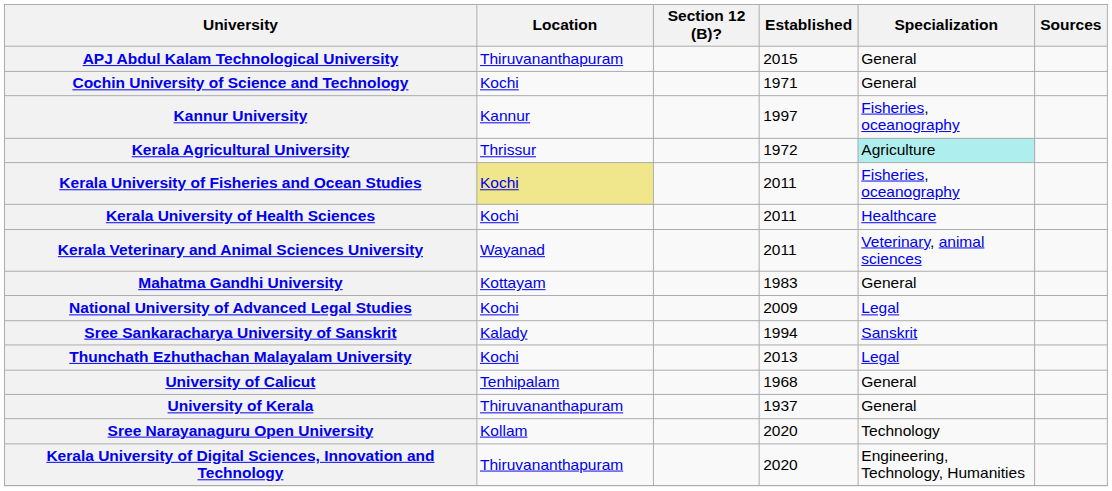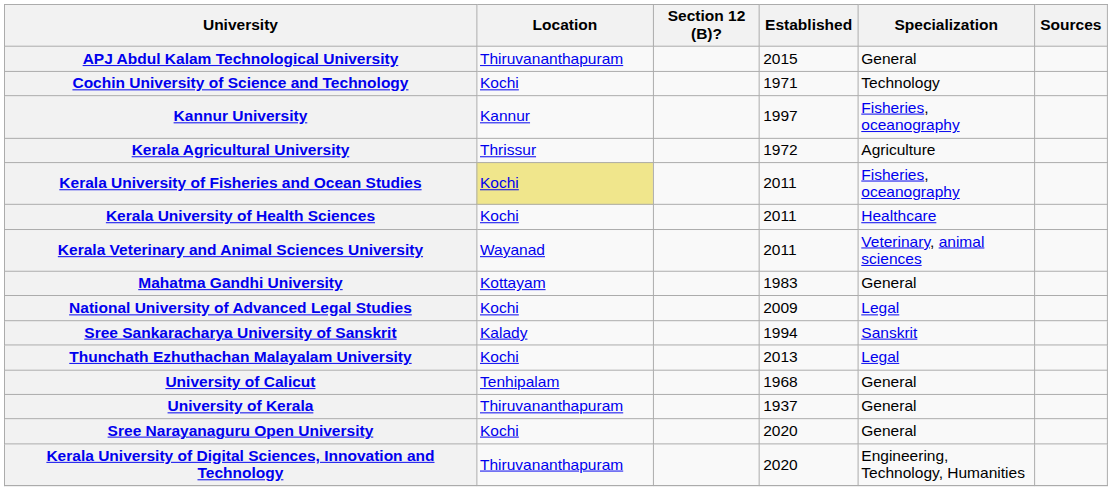(889, 83) General -> (901, 83) Technology
(898, 150) paleturquoise background -> (898, 150) no background
(504, 431) Kollam -> (499, 431) Kochi
(901, 431) Technology -> (889, 431) General
